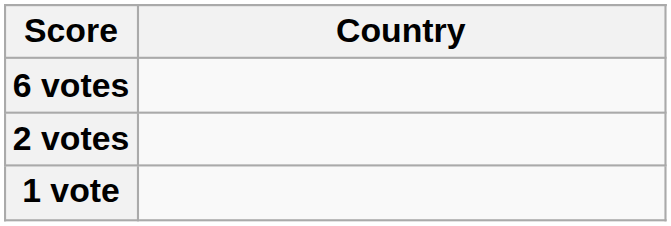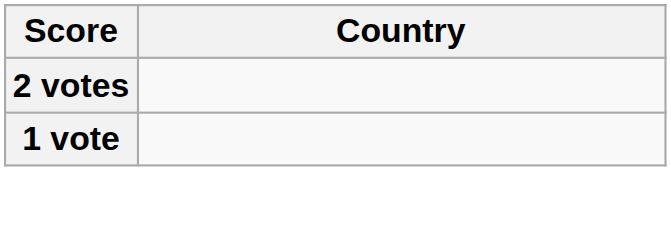- row: (71, 84)
